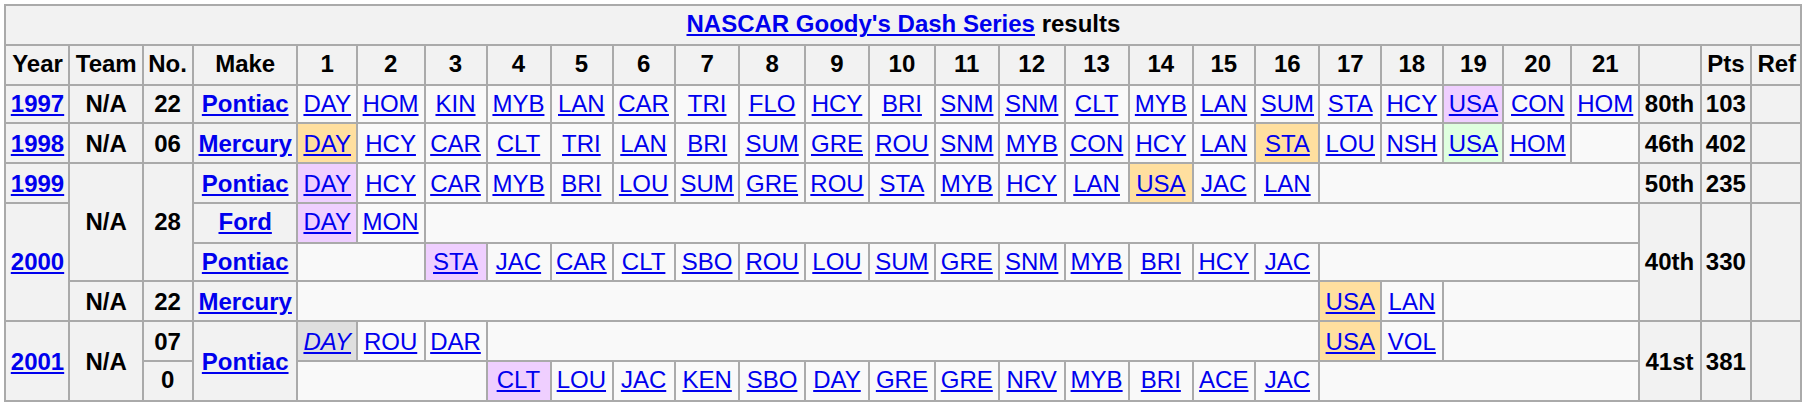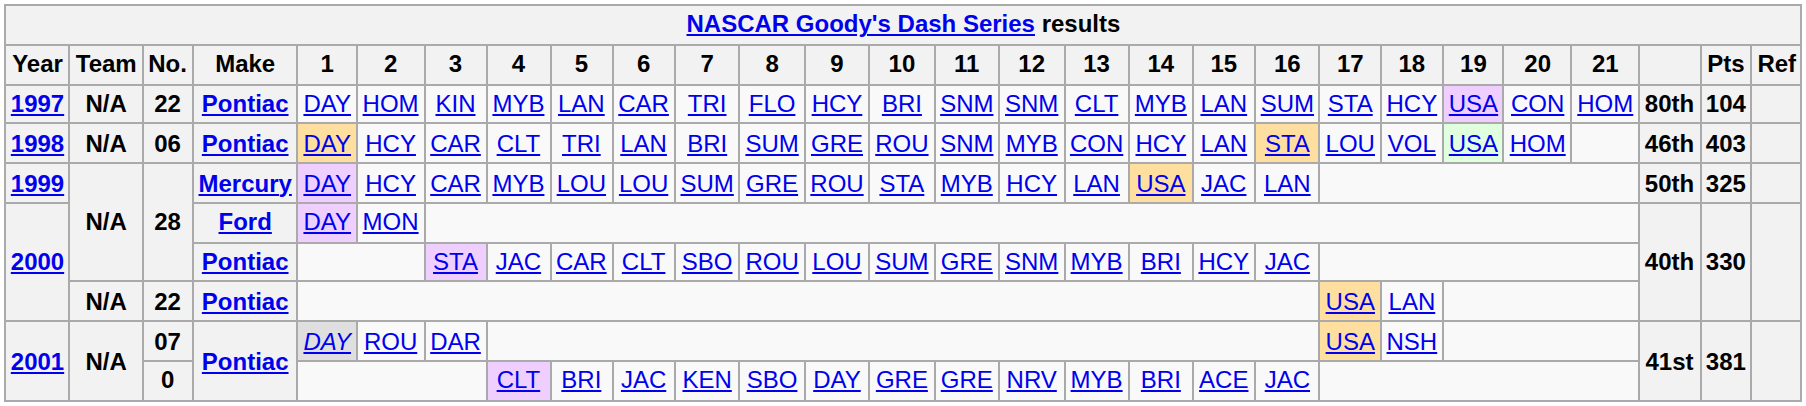(1726, 104) 103 -> (1726, 104) 104
(245, 143) Mercury -> (245, 143) Pontiac
(1412, 143) NSH -> (1412, 143) VOL
(1726, 143) 402 -> (1726, 143) 403
(245, 183) Pontiac -> (245, 183) Mercury
(581, 183) BRI -> (581, 183) LOU
(1726, 183) 235 -> (1726, 183) 325
(245, 302) Mercury -> (245, 302) Pontiac
(1412, 341) VOL -> (1412, 341) NSH
(581, 381) LOU -> (581, 381) BRI
